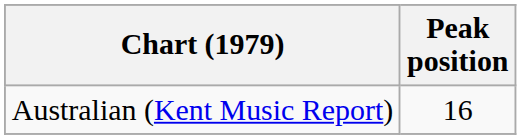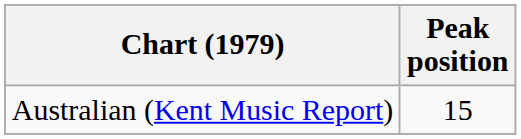(458, 109) 16 -> (458, 109) 15
